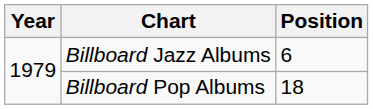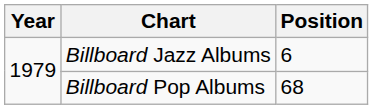(292, 87) 18 -> (292, 87) 68
